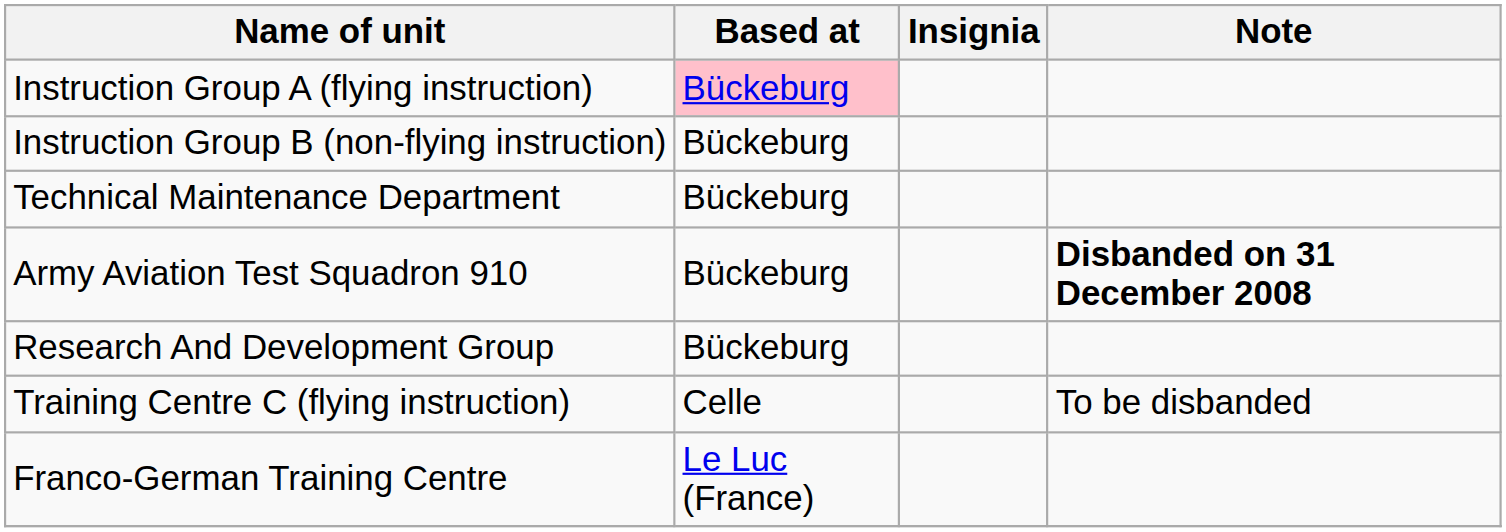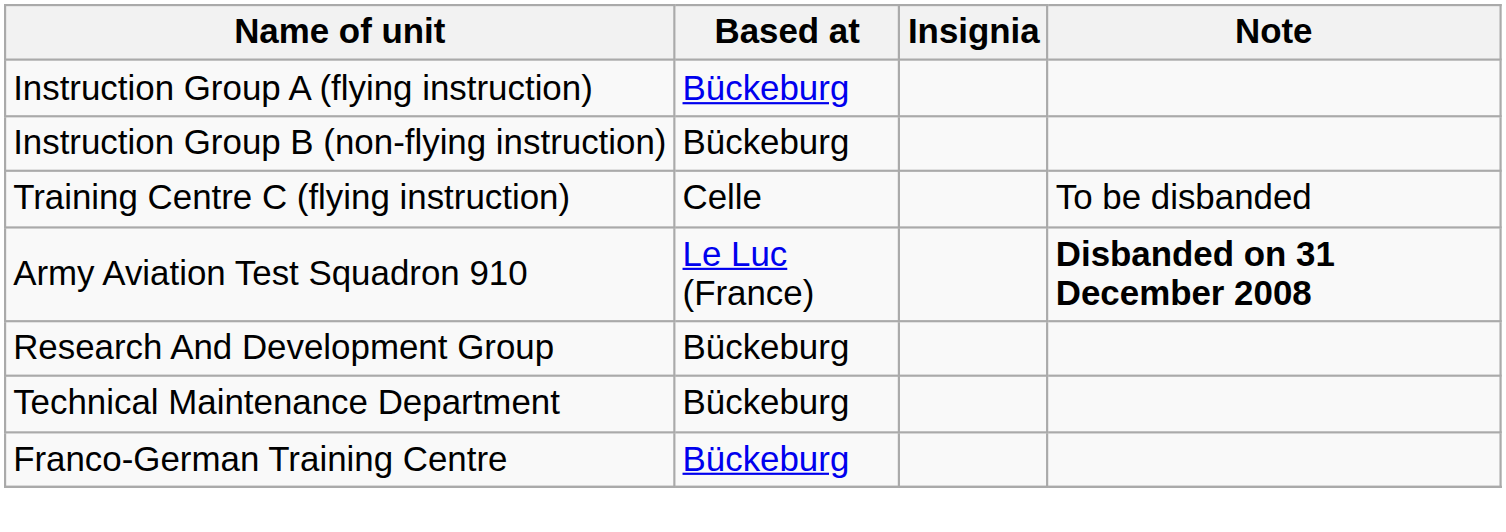(766, 87) pink background -> (766, 87) no background
rows swapped: (292, 403) <-> (287, 198)
(766, 273) Bückeburg -> (748, 273) Le Luc (France)
(748, 478) Le Luc (France) -> (766, 458) Bückeburg
